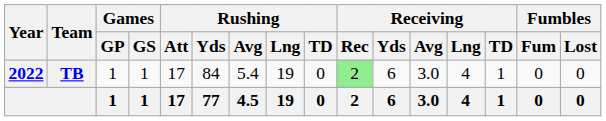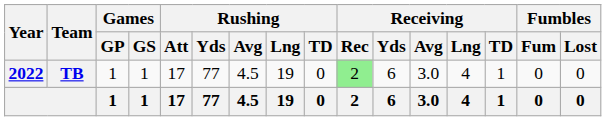(211, 73) 84 -> (211, 73) 77
(248, 73) 5.4 -> (248, 73) 4.5
